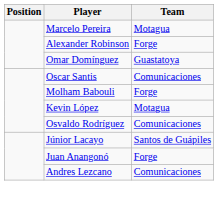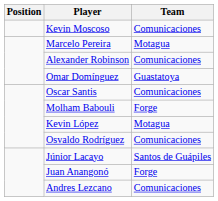+ row: (78, 28)
(145, 44) Forge -> (167, 60) Comunicaciones
